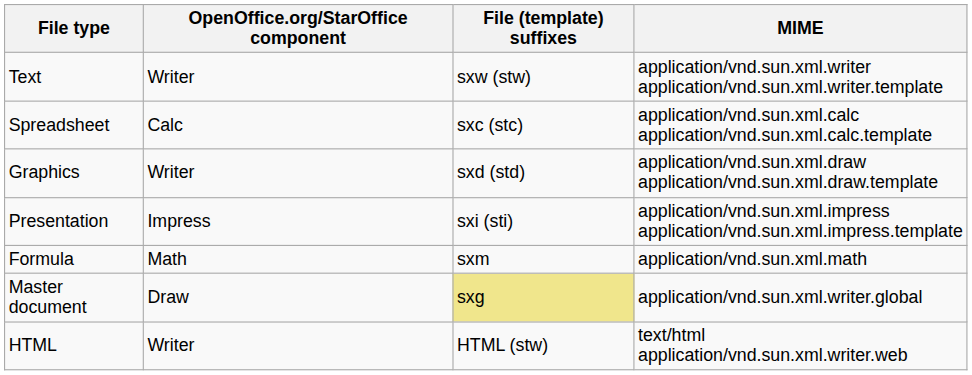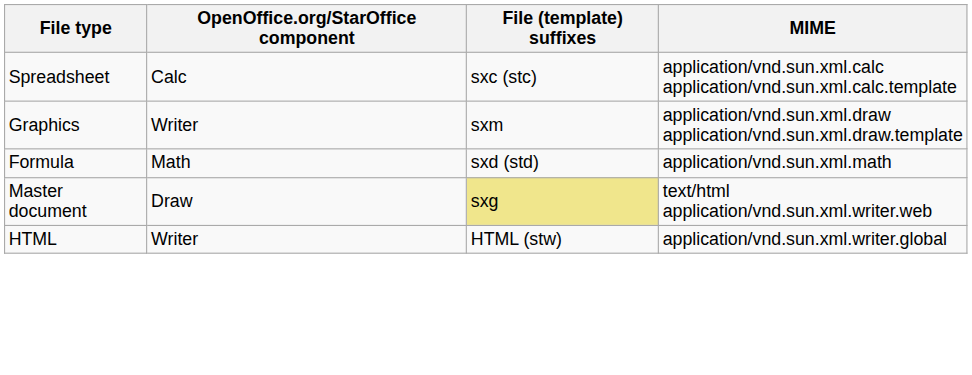- row: (25, 76)
(491, 173) sxd (std) -> (487, 124) sxm
- row: (59, 221)
(473, 259) sxm -> (505, 163) sxd (std)
(780, 297) application/vnd.sun.xml.writer.global -> (797, 201) text/html application/vnd.sun.xml.writer.web
(773, 345) text/html application/vnd.sun.xml.writer.web -> (805, 239) application/vnd.sun.xml.writer.global
